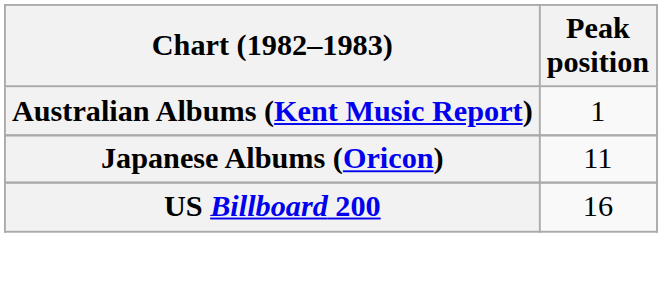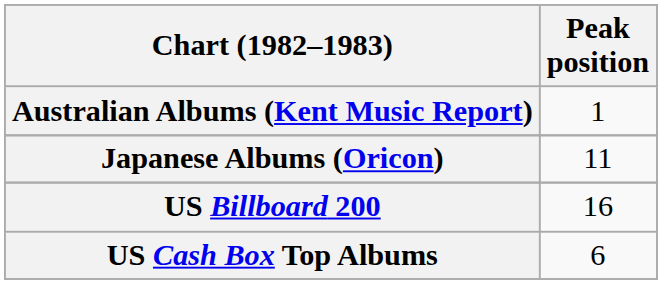+ row: (272, 254)
